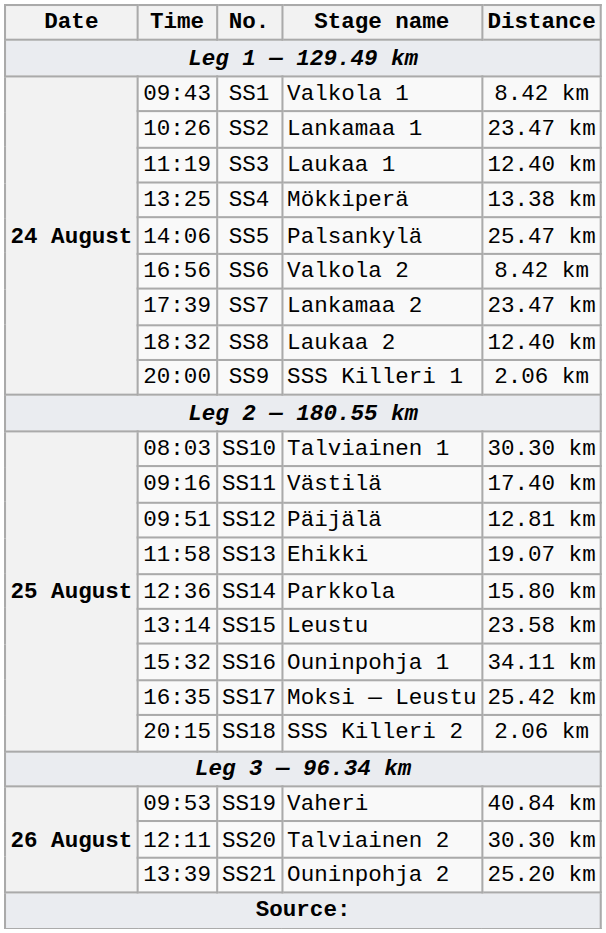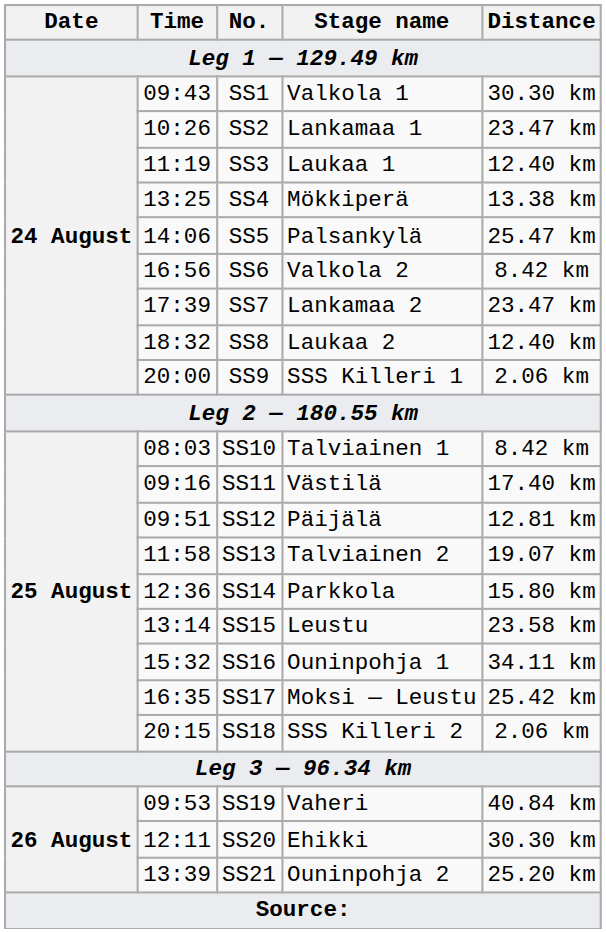(542, 94) 8.42 km -> (542, 94) 30.30 km
(542, 449) 30.30 km -> (542, 449) 8.42 km
(328, 555) Ehikki -> (368, 555) Talviainen 2
(368, 840) Talviainen 2 -> (328, 840) Ehikki
